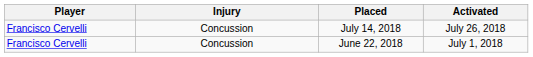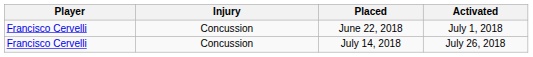rows swapped: (371, 44) <-> (371, 28)
